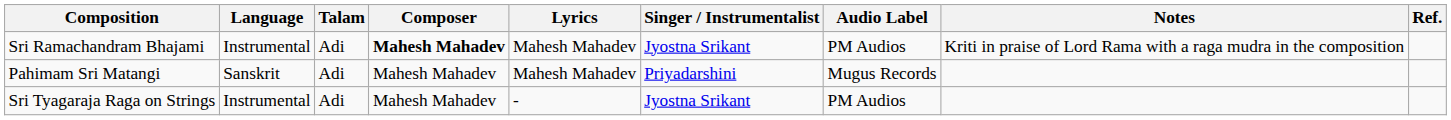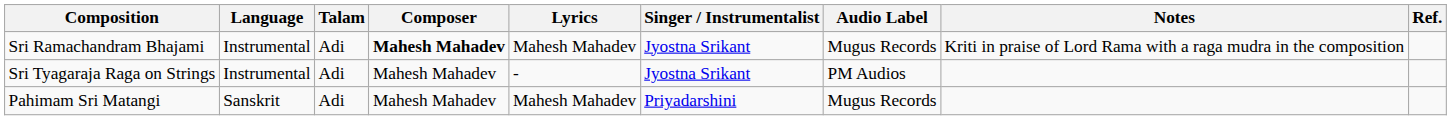(867, 45) PM Audios -> (882, 45) Mugus Records
rows swapped: (112, 100) <-> (84, 73)
